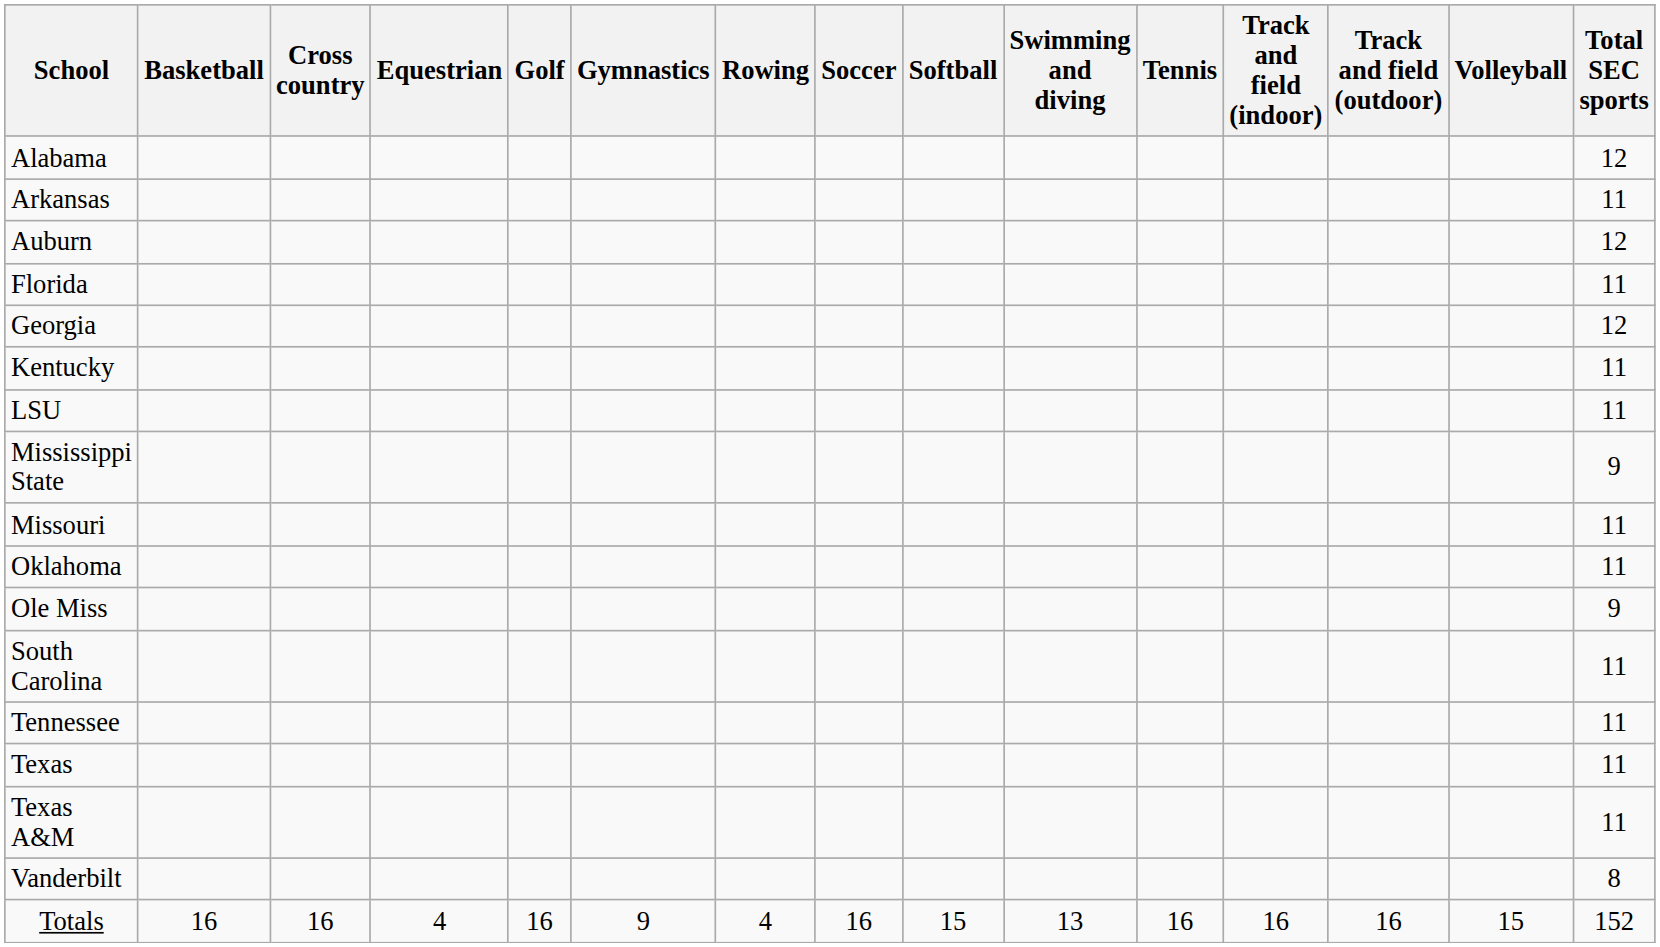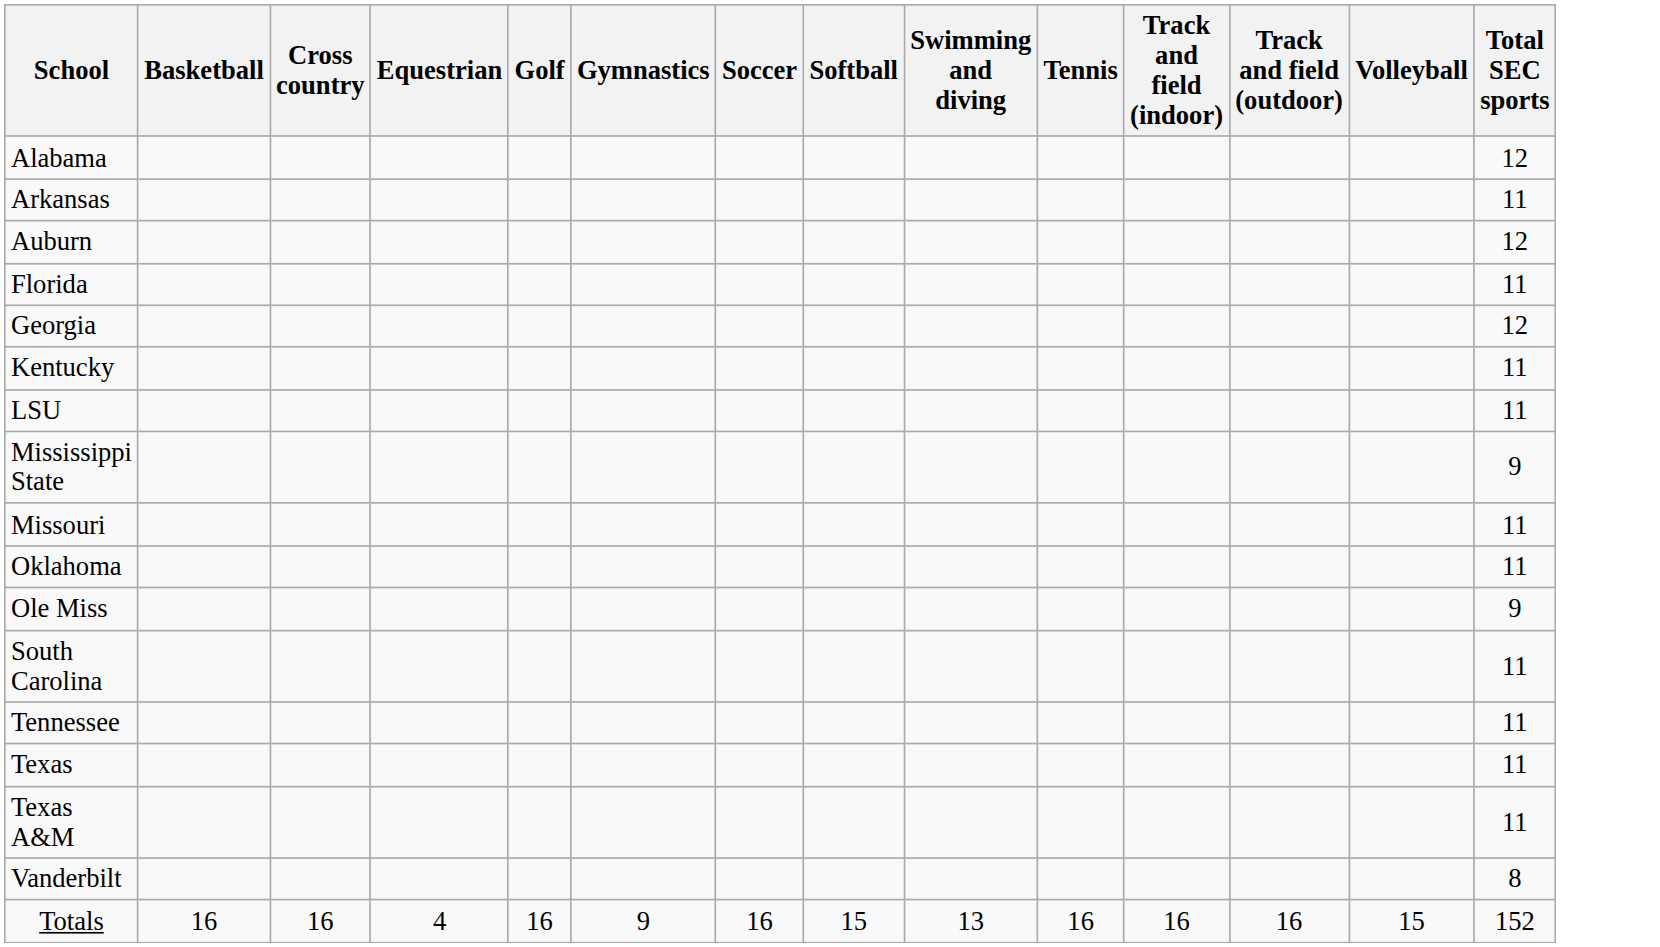- column: (765, 70)
